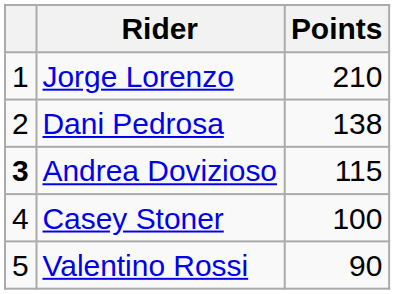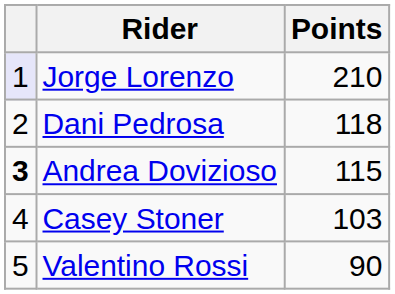(20, 76) no background -> (20, 76) lavender background
(357, 124) 138 -> (359, 124) 118
(357, 218) 100 -> (357, 218) 103
